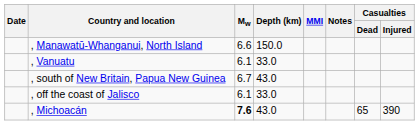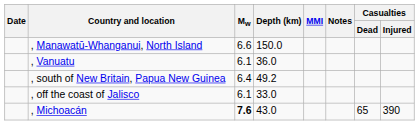(266, 62) 33.0 -> (266, 62) 36.0
(244, 78) 6.7 -> (244, 78) 6.4
(266, 78) 43.0 -> (266, 78) 49.2
